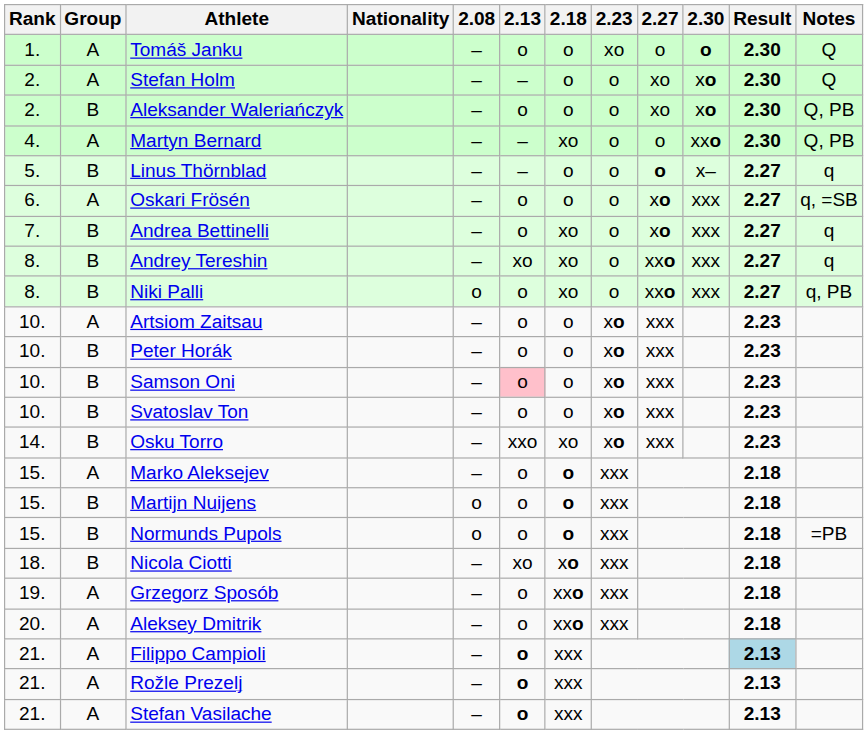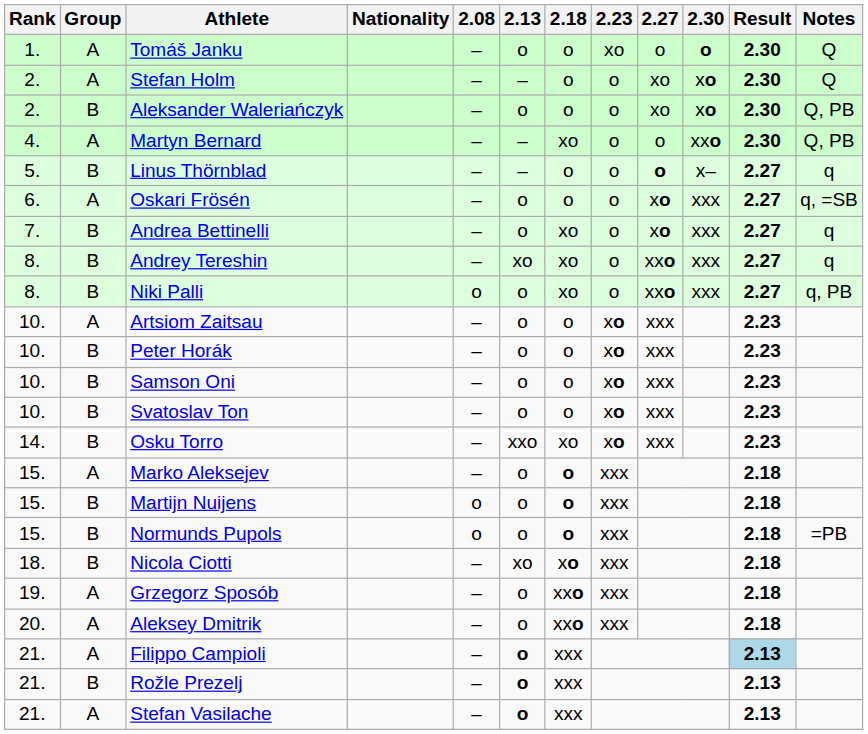(523, 381) pink background -> (523, 381) no background
(93, 683) A -> (93, 683) B
